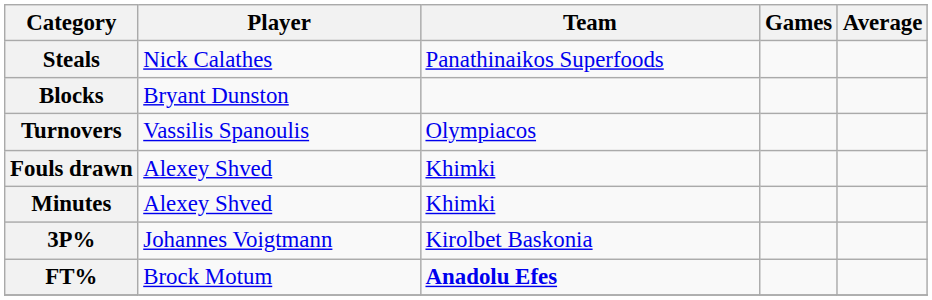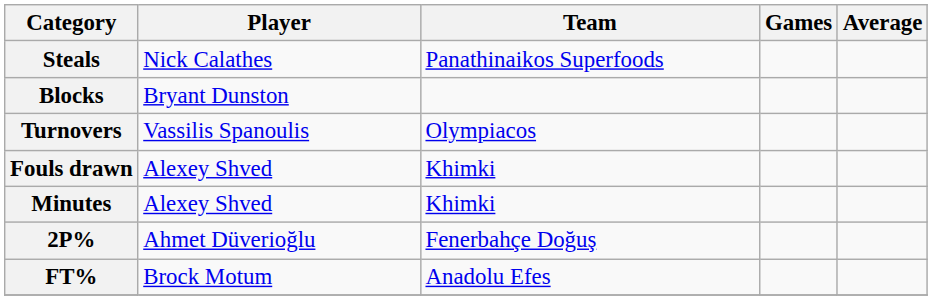+ row: (71, 240)
- row: (71, 240)
(491, 276) bold -> (488, 276) normal
